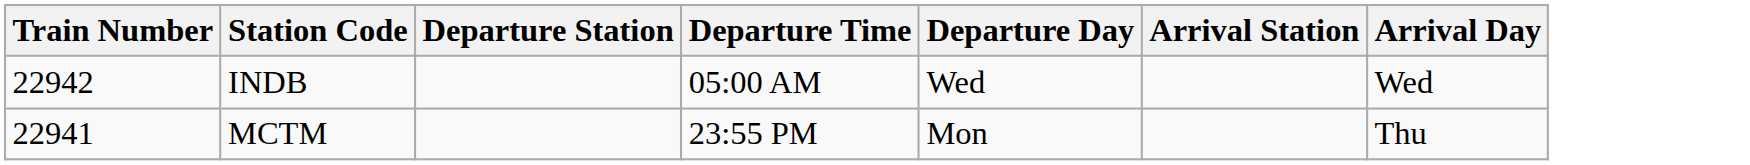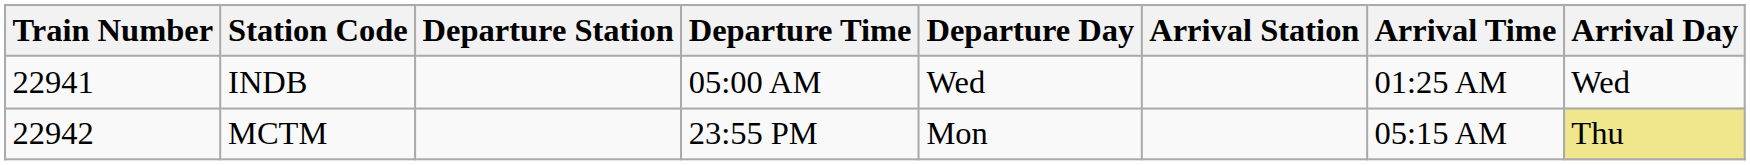+ column: (1465, 30)
(53, 81) 22942 -> (53, 81) 22941
(53, 133) 22941 -> (53, 133) 22942
(1401, 133) no background -> (1597, 133) khaki background
